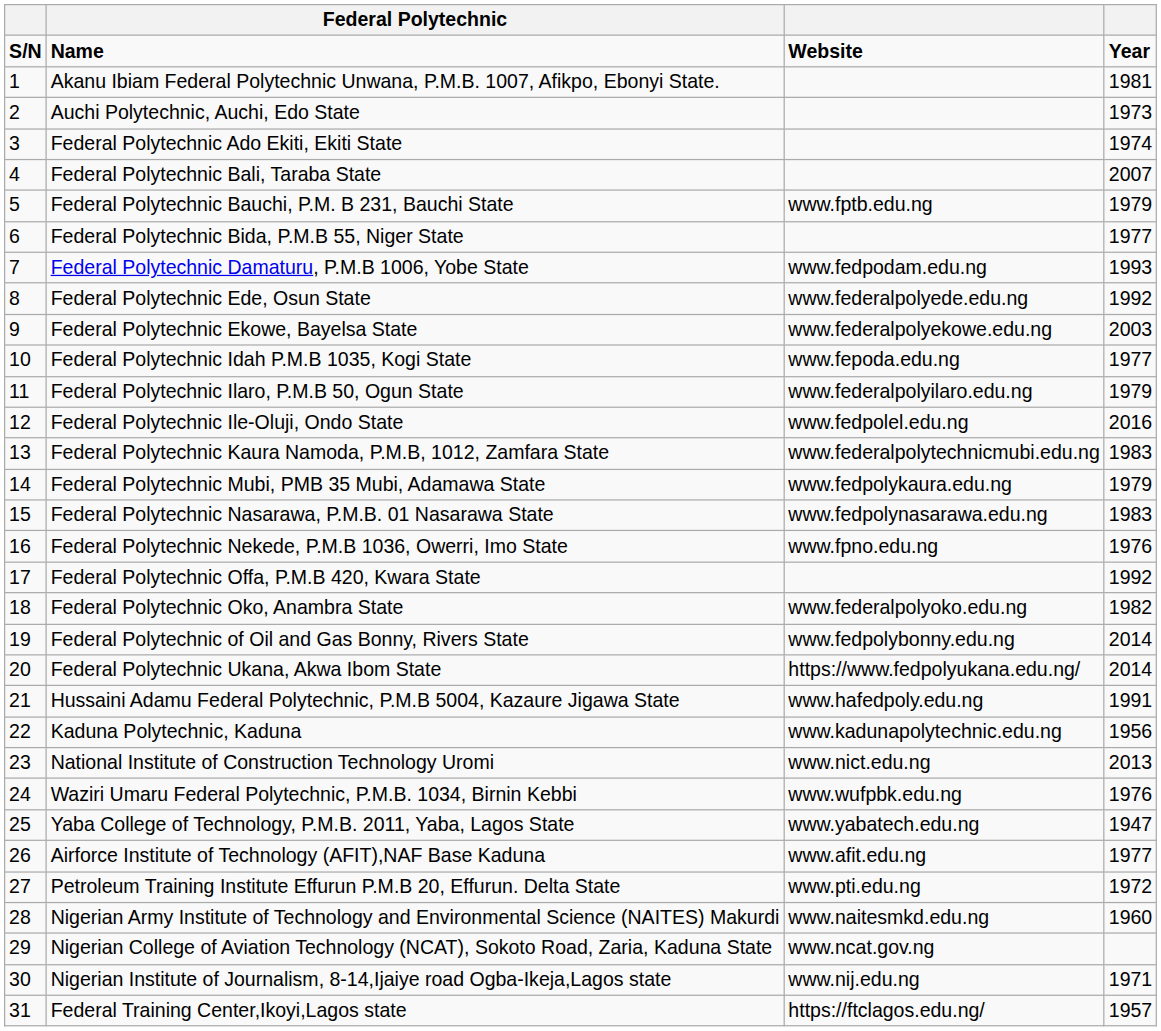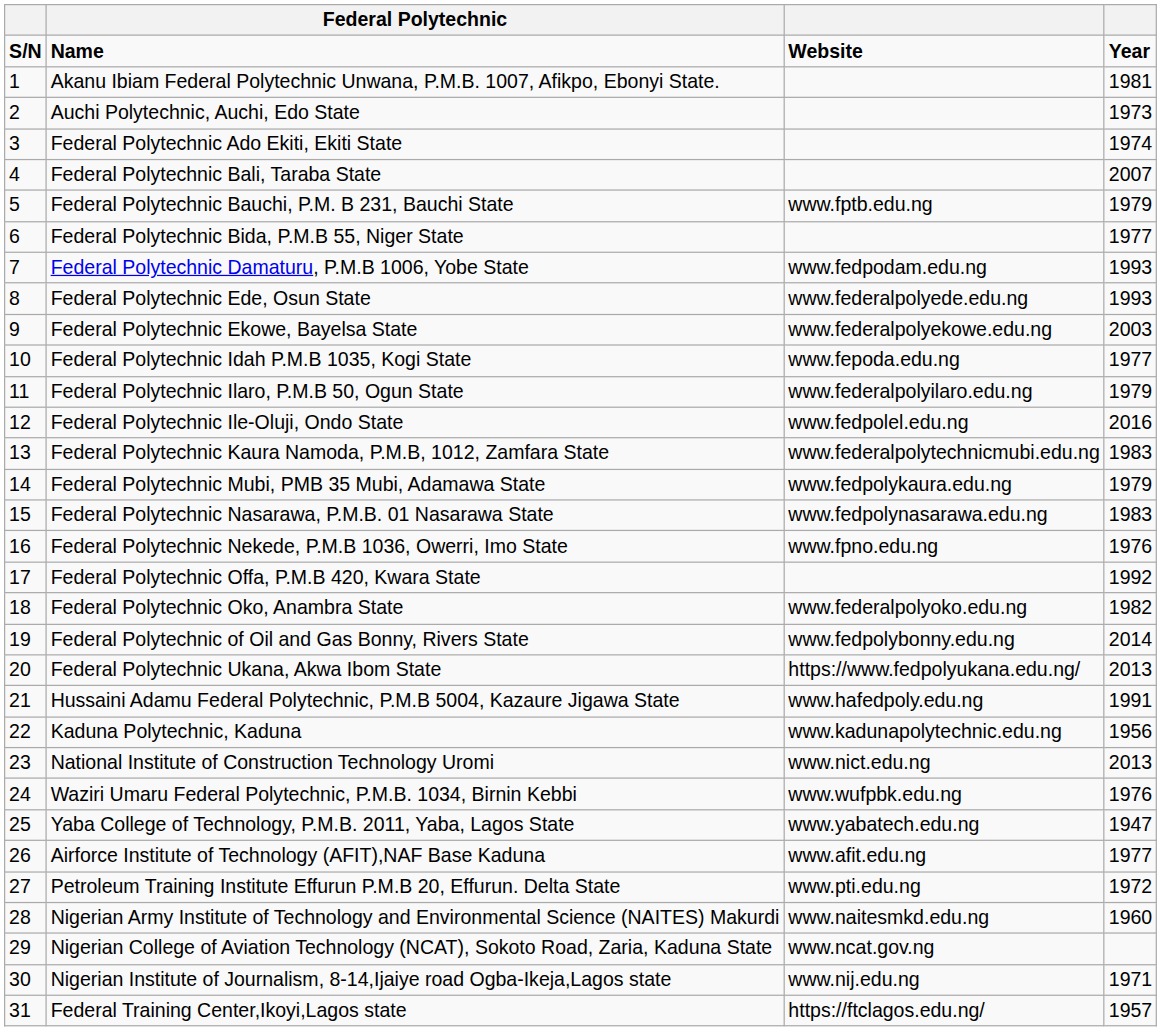(1130, 298) 1992 -> (1130, 298) 1993
(1130, 670) 2014 -> (1130, 670) 2013
